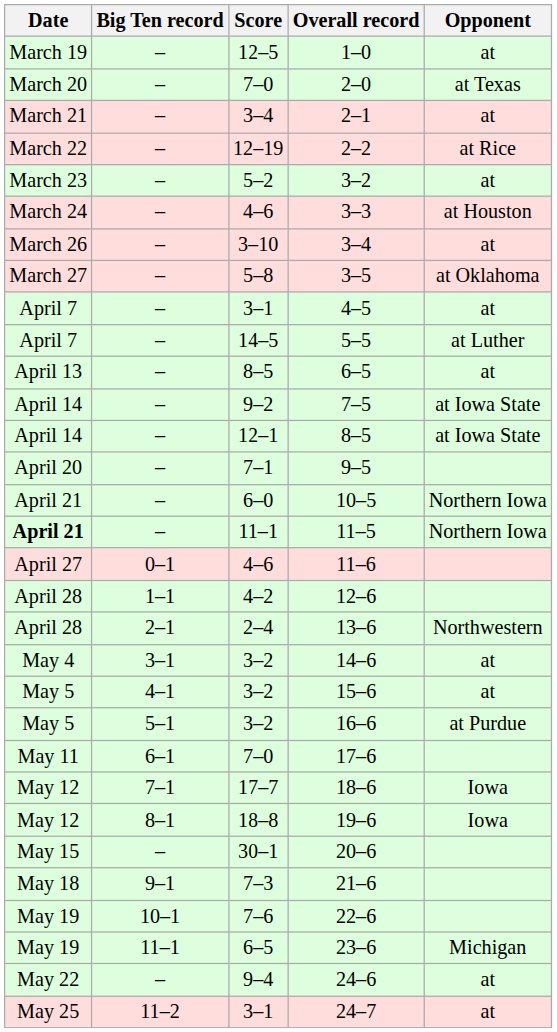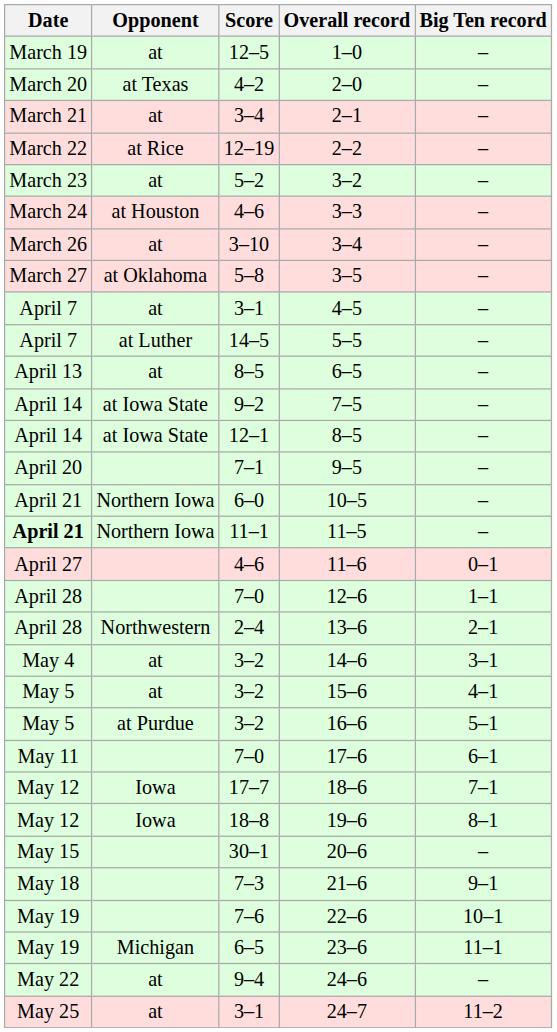columns swapped: (488, 20) <-> (160, 20)
(258, 84) 7–0 -> (249, 84) 4–2
(258, 595) 4–2 -> (249, 595) 7–0
